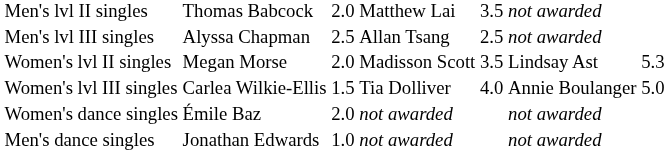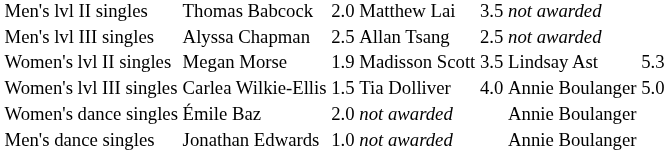(343, 62) 2.0 -> (343, 62) 1.9
(555, 113) not awarded -> (572, 113) Annie Boulanger
(555, 139) not awarded -> (572, 139) Annie Boulanger
